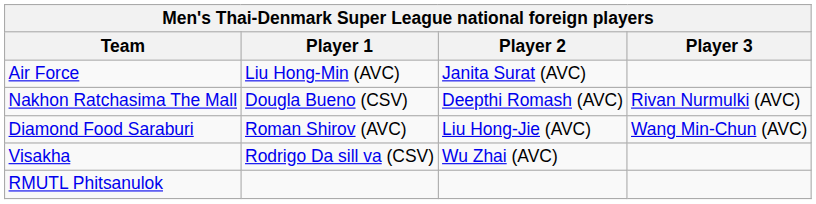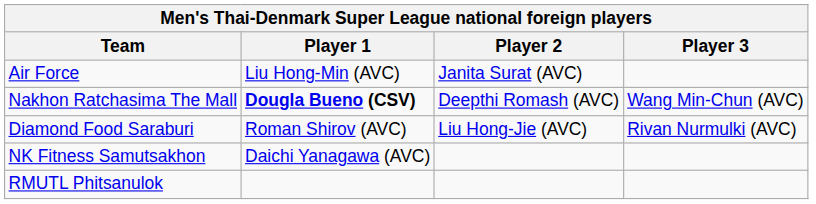(326, 101) normal -> (330, 101) bold
(716, 101) Rivan Nurmulki (AVC) -> (715, 101) Wang Min-Chun (AVC)
(719, 128) Wang Min-Chun (AVC) -> (712, 128) Rivan Nurmulki (AVC)
+ row: (107, 156)
- row: (39, 156)
